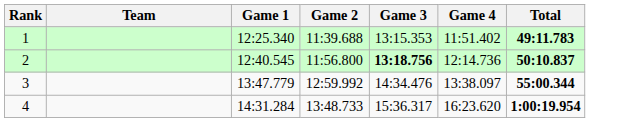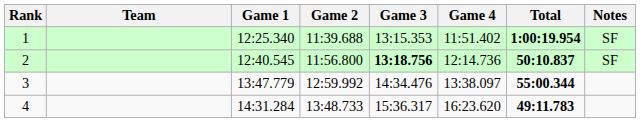+ column: (610, 15)
(546, 38) 49:11.783 -> (546, 38) 1:00:19.954
(546, 106) 1:00:19.954 -> (546, 106) 49:11.783
